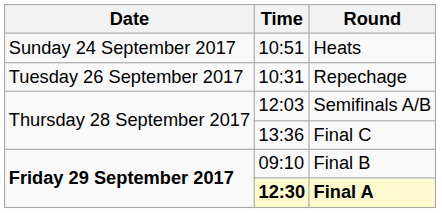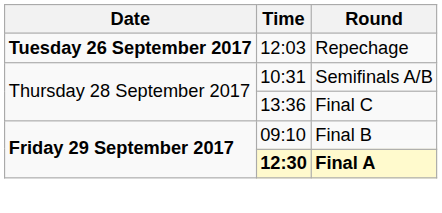- row: (337, 47)
(126, 76) normal -> (130, 47) bold
(281, 76) 10:31 -> (283, 47) 12:03
(281, 105) 12:03 -> (283, 76) 10:31
